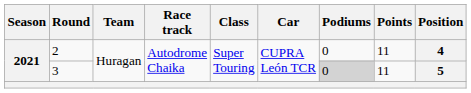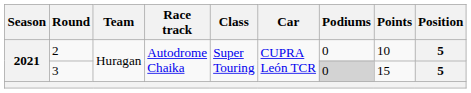(383, 50) 11 -> (384, 50) 10
(441, 50) 4 -> (441, 50) 5
(383, 71) 11 -> (384, 71) 15
